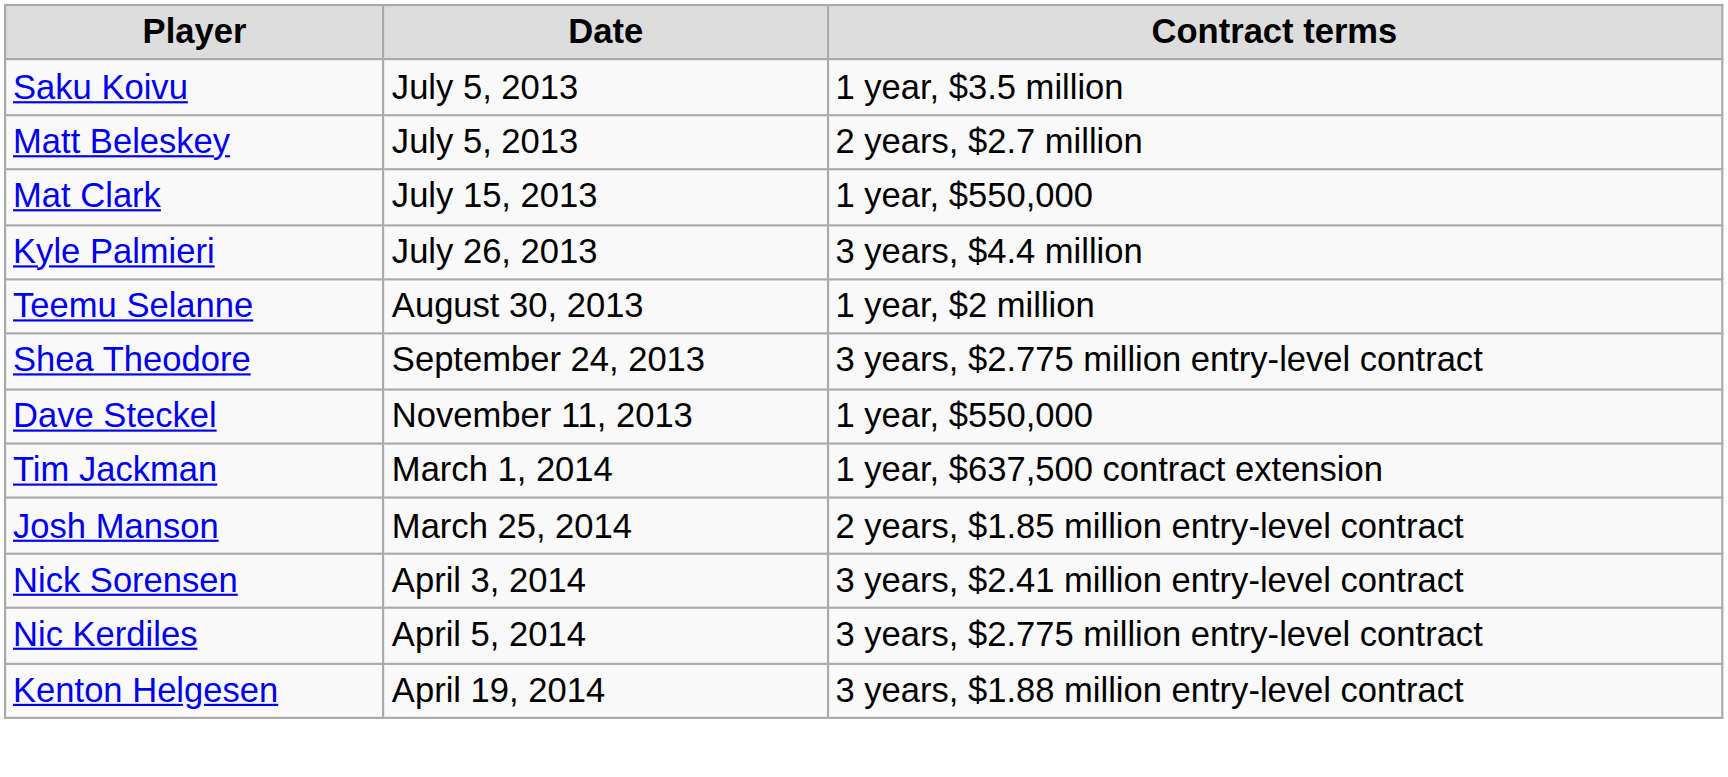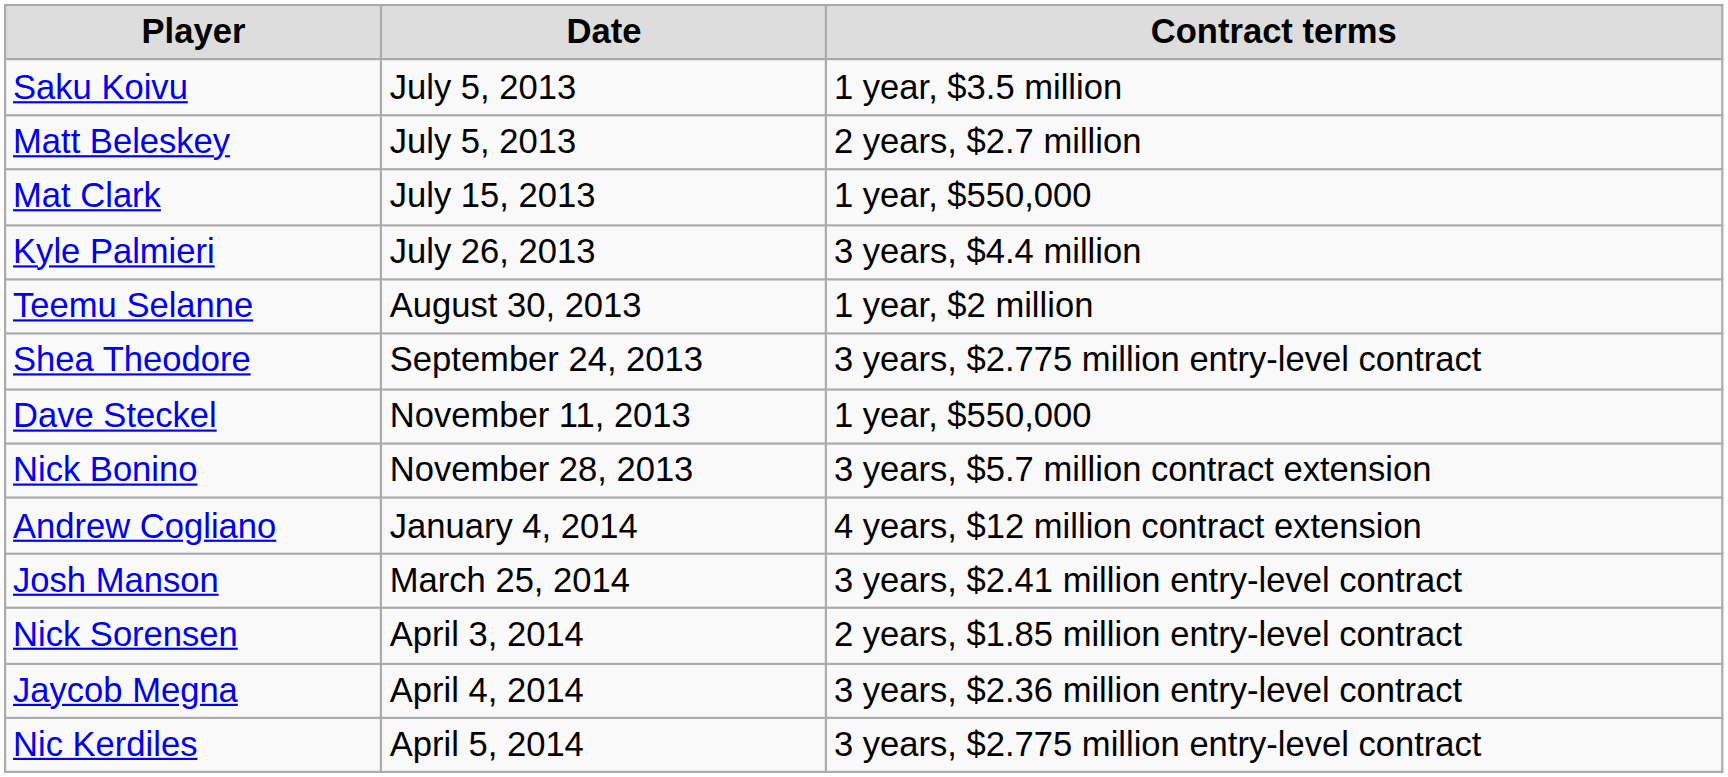+ row: (105, 470)
+ row: (145, 525)
- row: (115, 470)
(1149, 525) 2 years, $1.85 million entry-level contract -> (1148, 580) 3 years, $2.41 million entry-level contract
(1149, 580) 3 years, $2.41 million entry-level contract -> (1148, 634) 2 years, $1.85 million entry-level contract
+ row: (125, 689)
- row: (146, 689)
